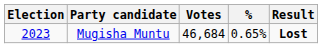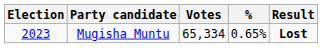(204, 33) 46,684 -> (204, 33) 65,334
